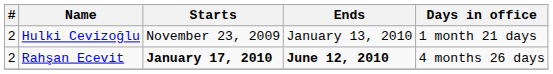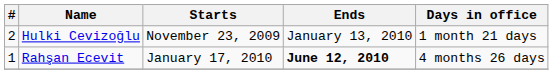(12, 58) 2 -> (12, 58) 1
(209, 58) bold -> (209, 58) normal
